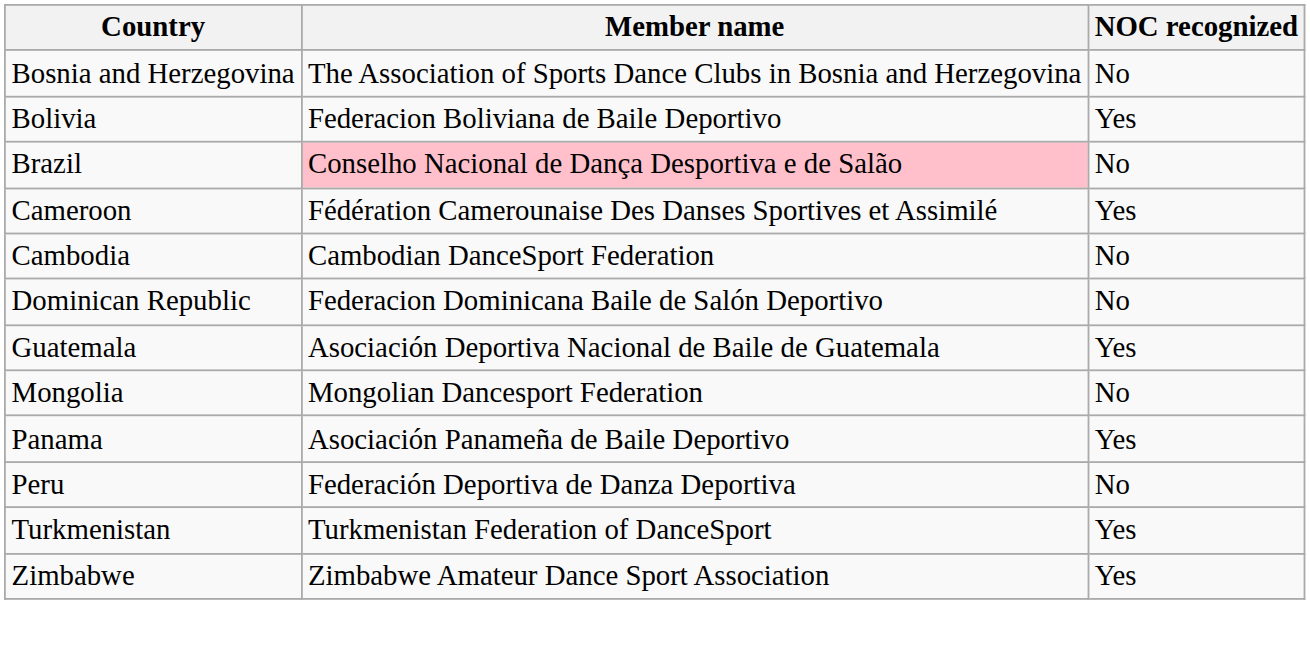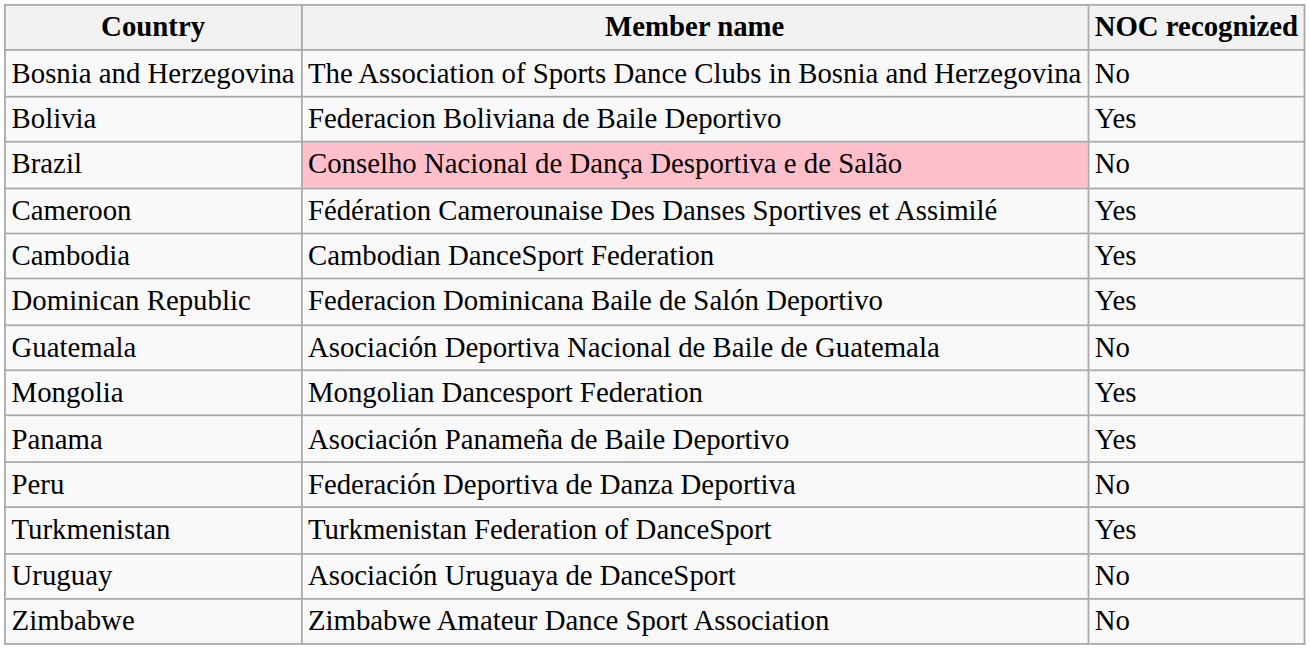(1112, 255) No -> (1116, 255) Yes
(1112, 301) No -> (1116, 301) Yes
(1116, 347) Yes -> (1112, 347) No
(1112, 392) No -> (1116, 392) Yes
+ row: (62, 575)
(1116, 575) Yes -> (1112, 621) No
